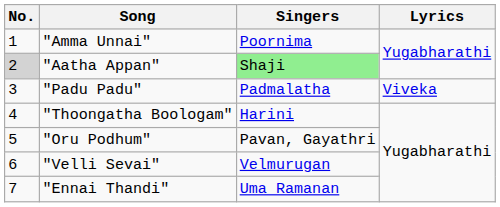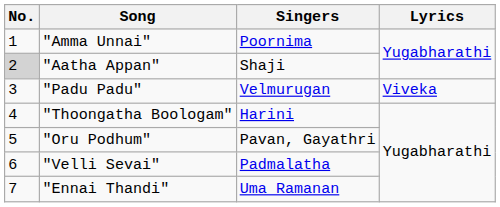(262, 66) lightgreen background -> (262, 66) no background
(285, 91) Padmalatha -> (285, 91) Velmurugan
(285, 164) Velmurugan -> (285, 164) Padmalatha
